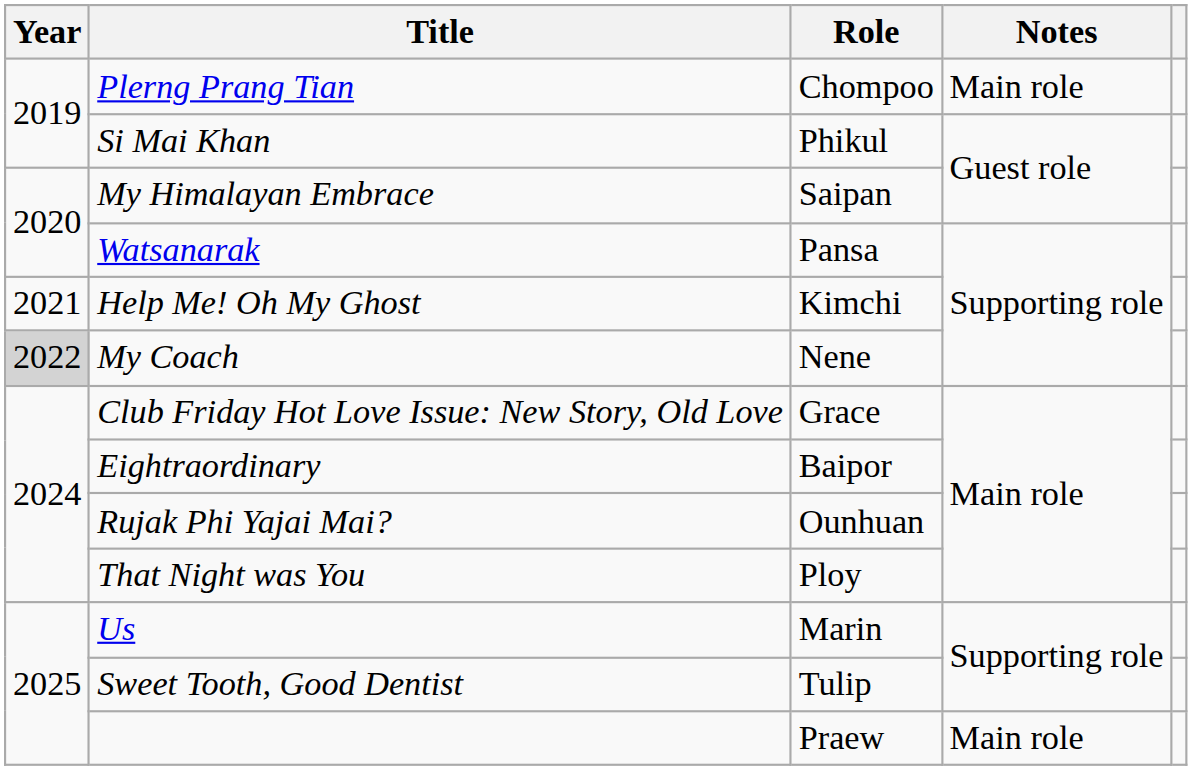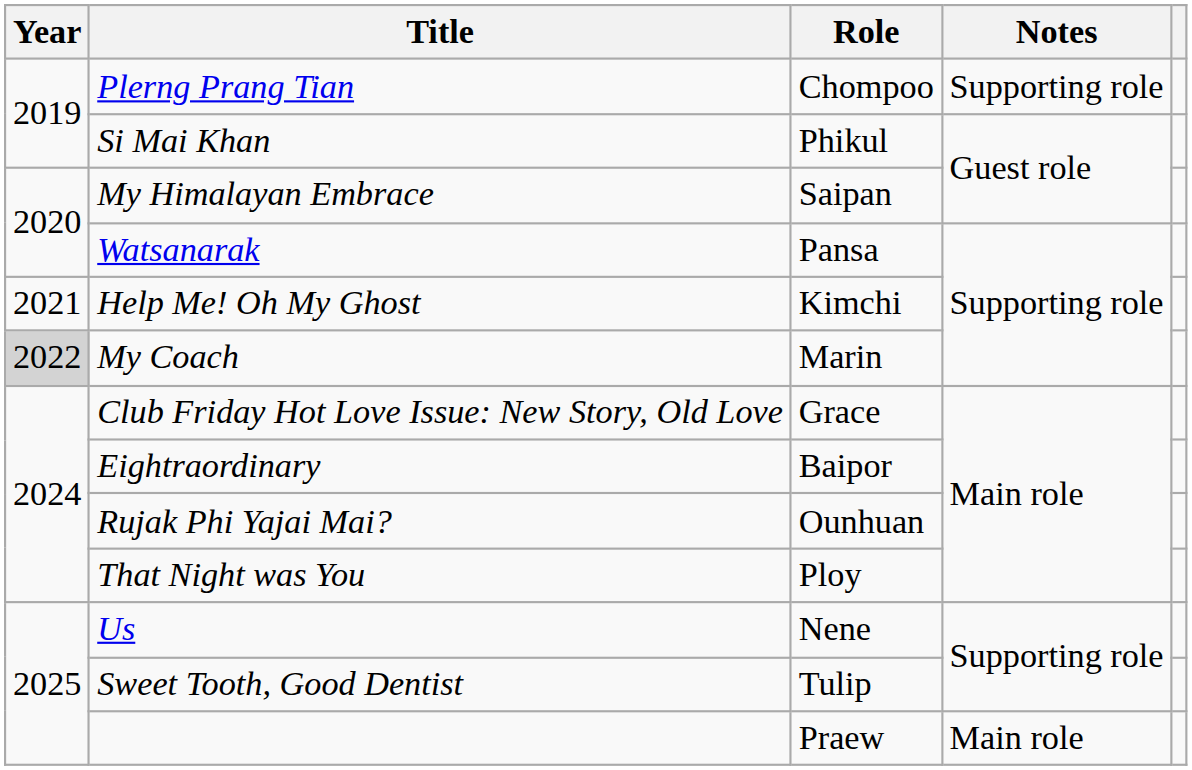(1017, 85) Main role -> (1057, 85) Supporting role
(835, 357) Nene -> (841, 357) Marin
(841, 628) Marin -> (835, 628) Nene
